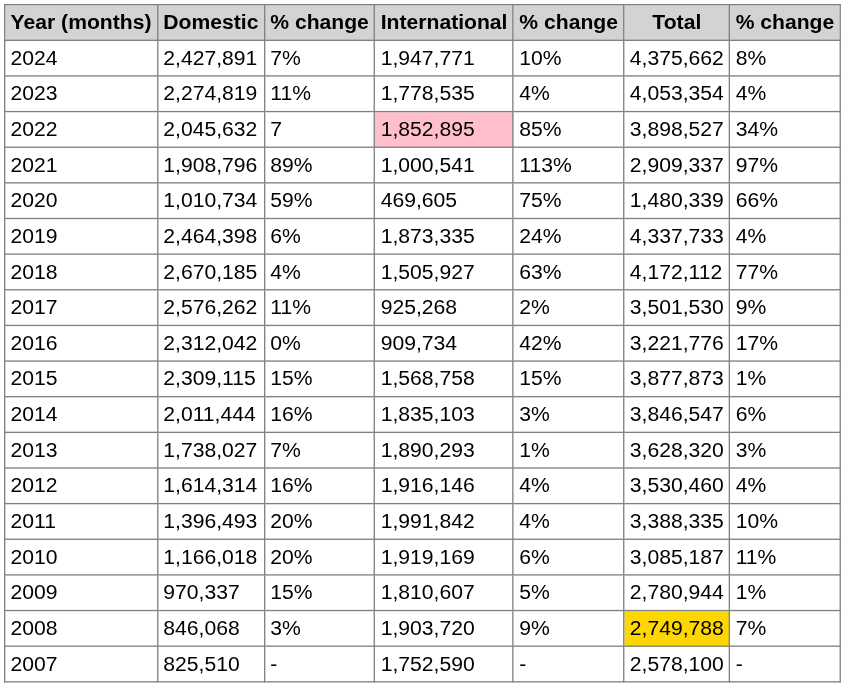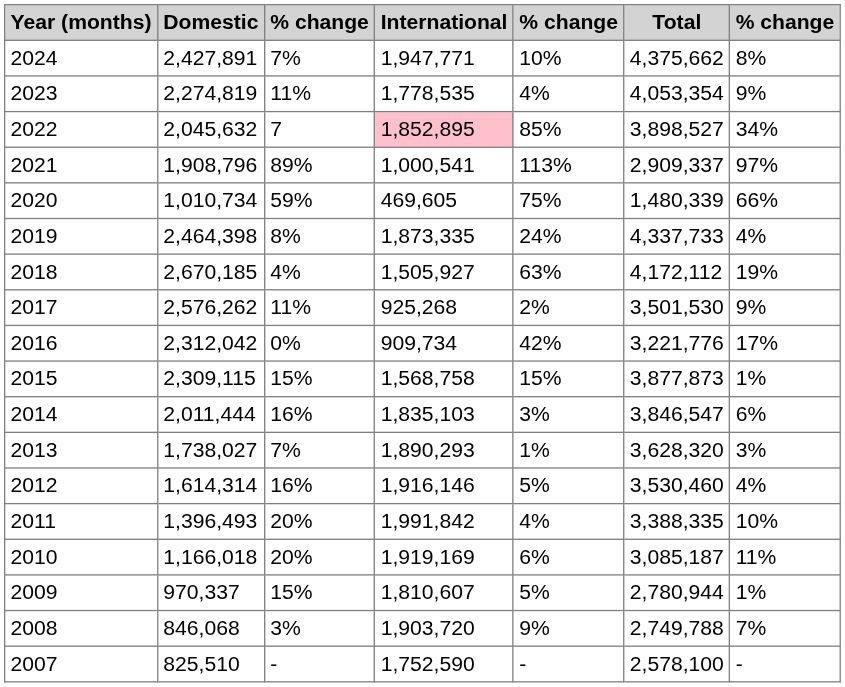(751, 93) 4% -> (751, 93) 9%
(286, 236) 6% -> (286, 236) 8%
(757, 271) 77% -> (757, 271) 19%
(535, 485) 4% -> (535, 485) 5%
(677, 628) gold background -> (677, 628) no background
